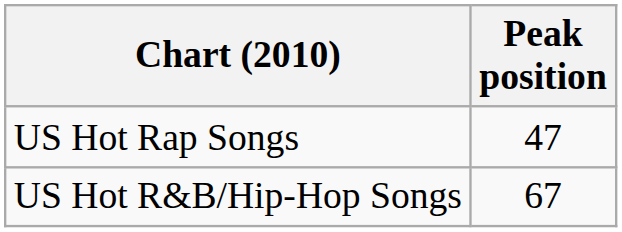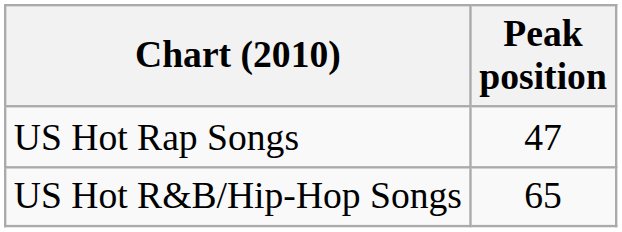(543, 195) 67 -> (543, 195) 65
